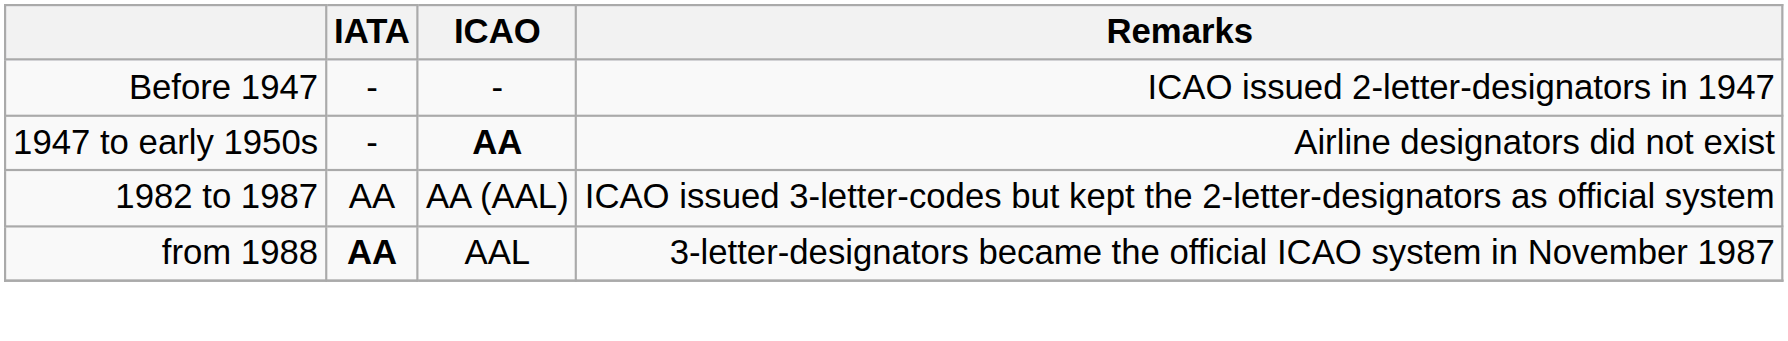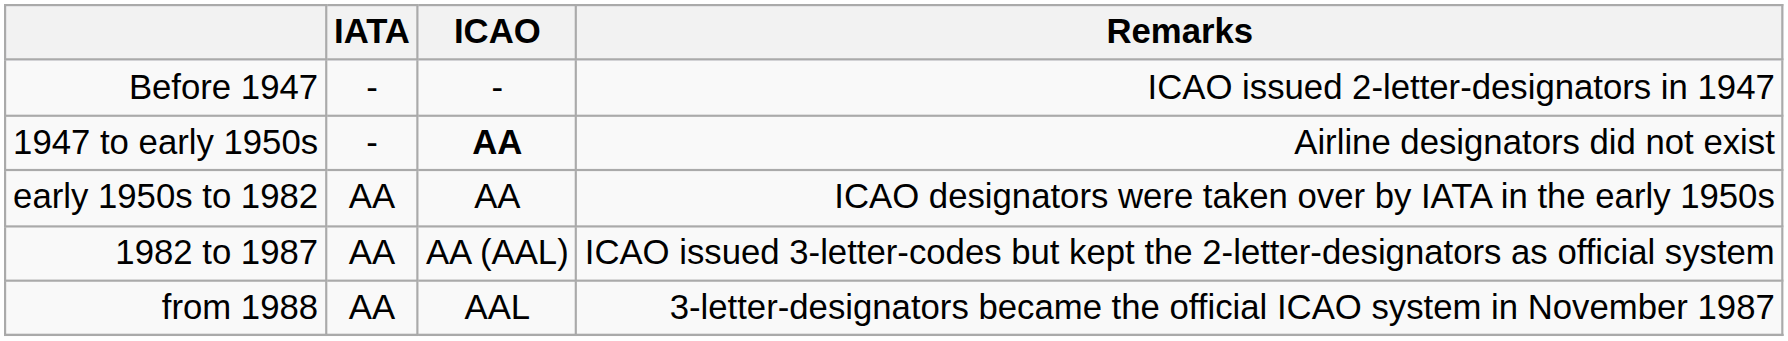+ row: (166, 197)
(372, 252) bold -> (372, 307) normal
